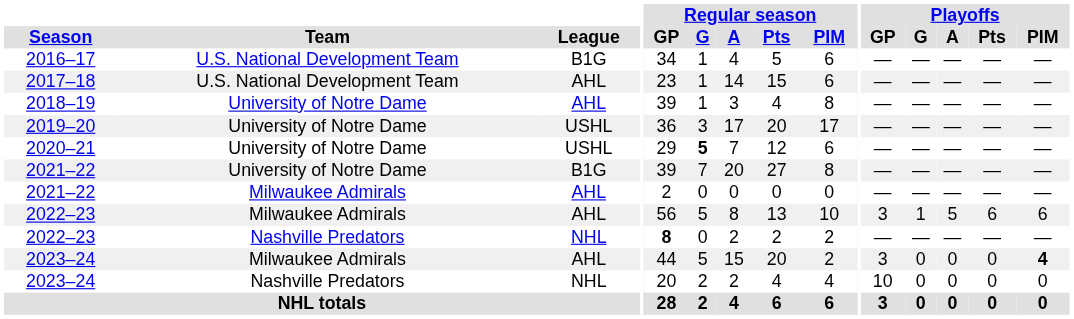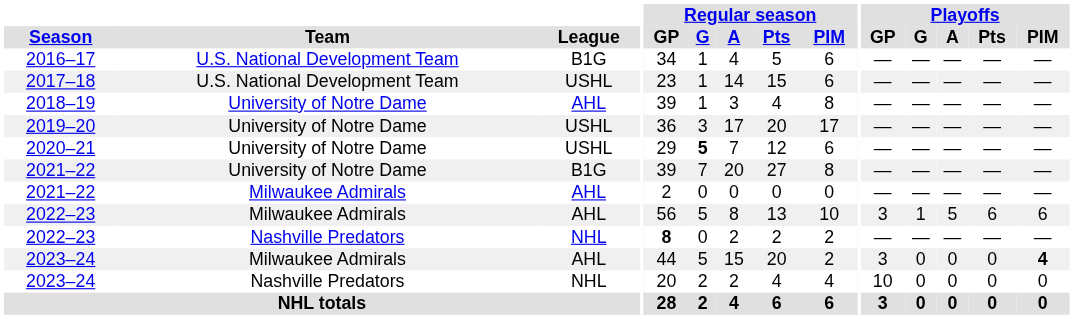(589, 81) AHL -> (589, 81) USHL
